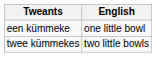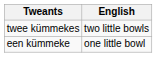rows swapped: (38, 28) <-> (43, 44)
